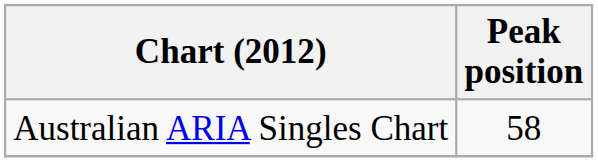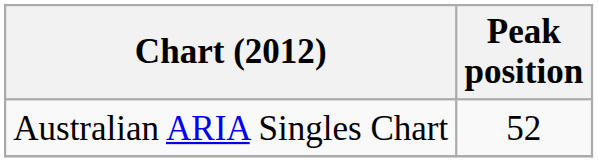(524, 127) 58 -> (524, 127) 52
